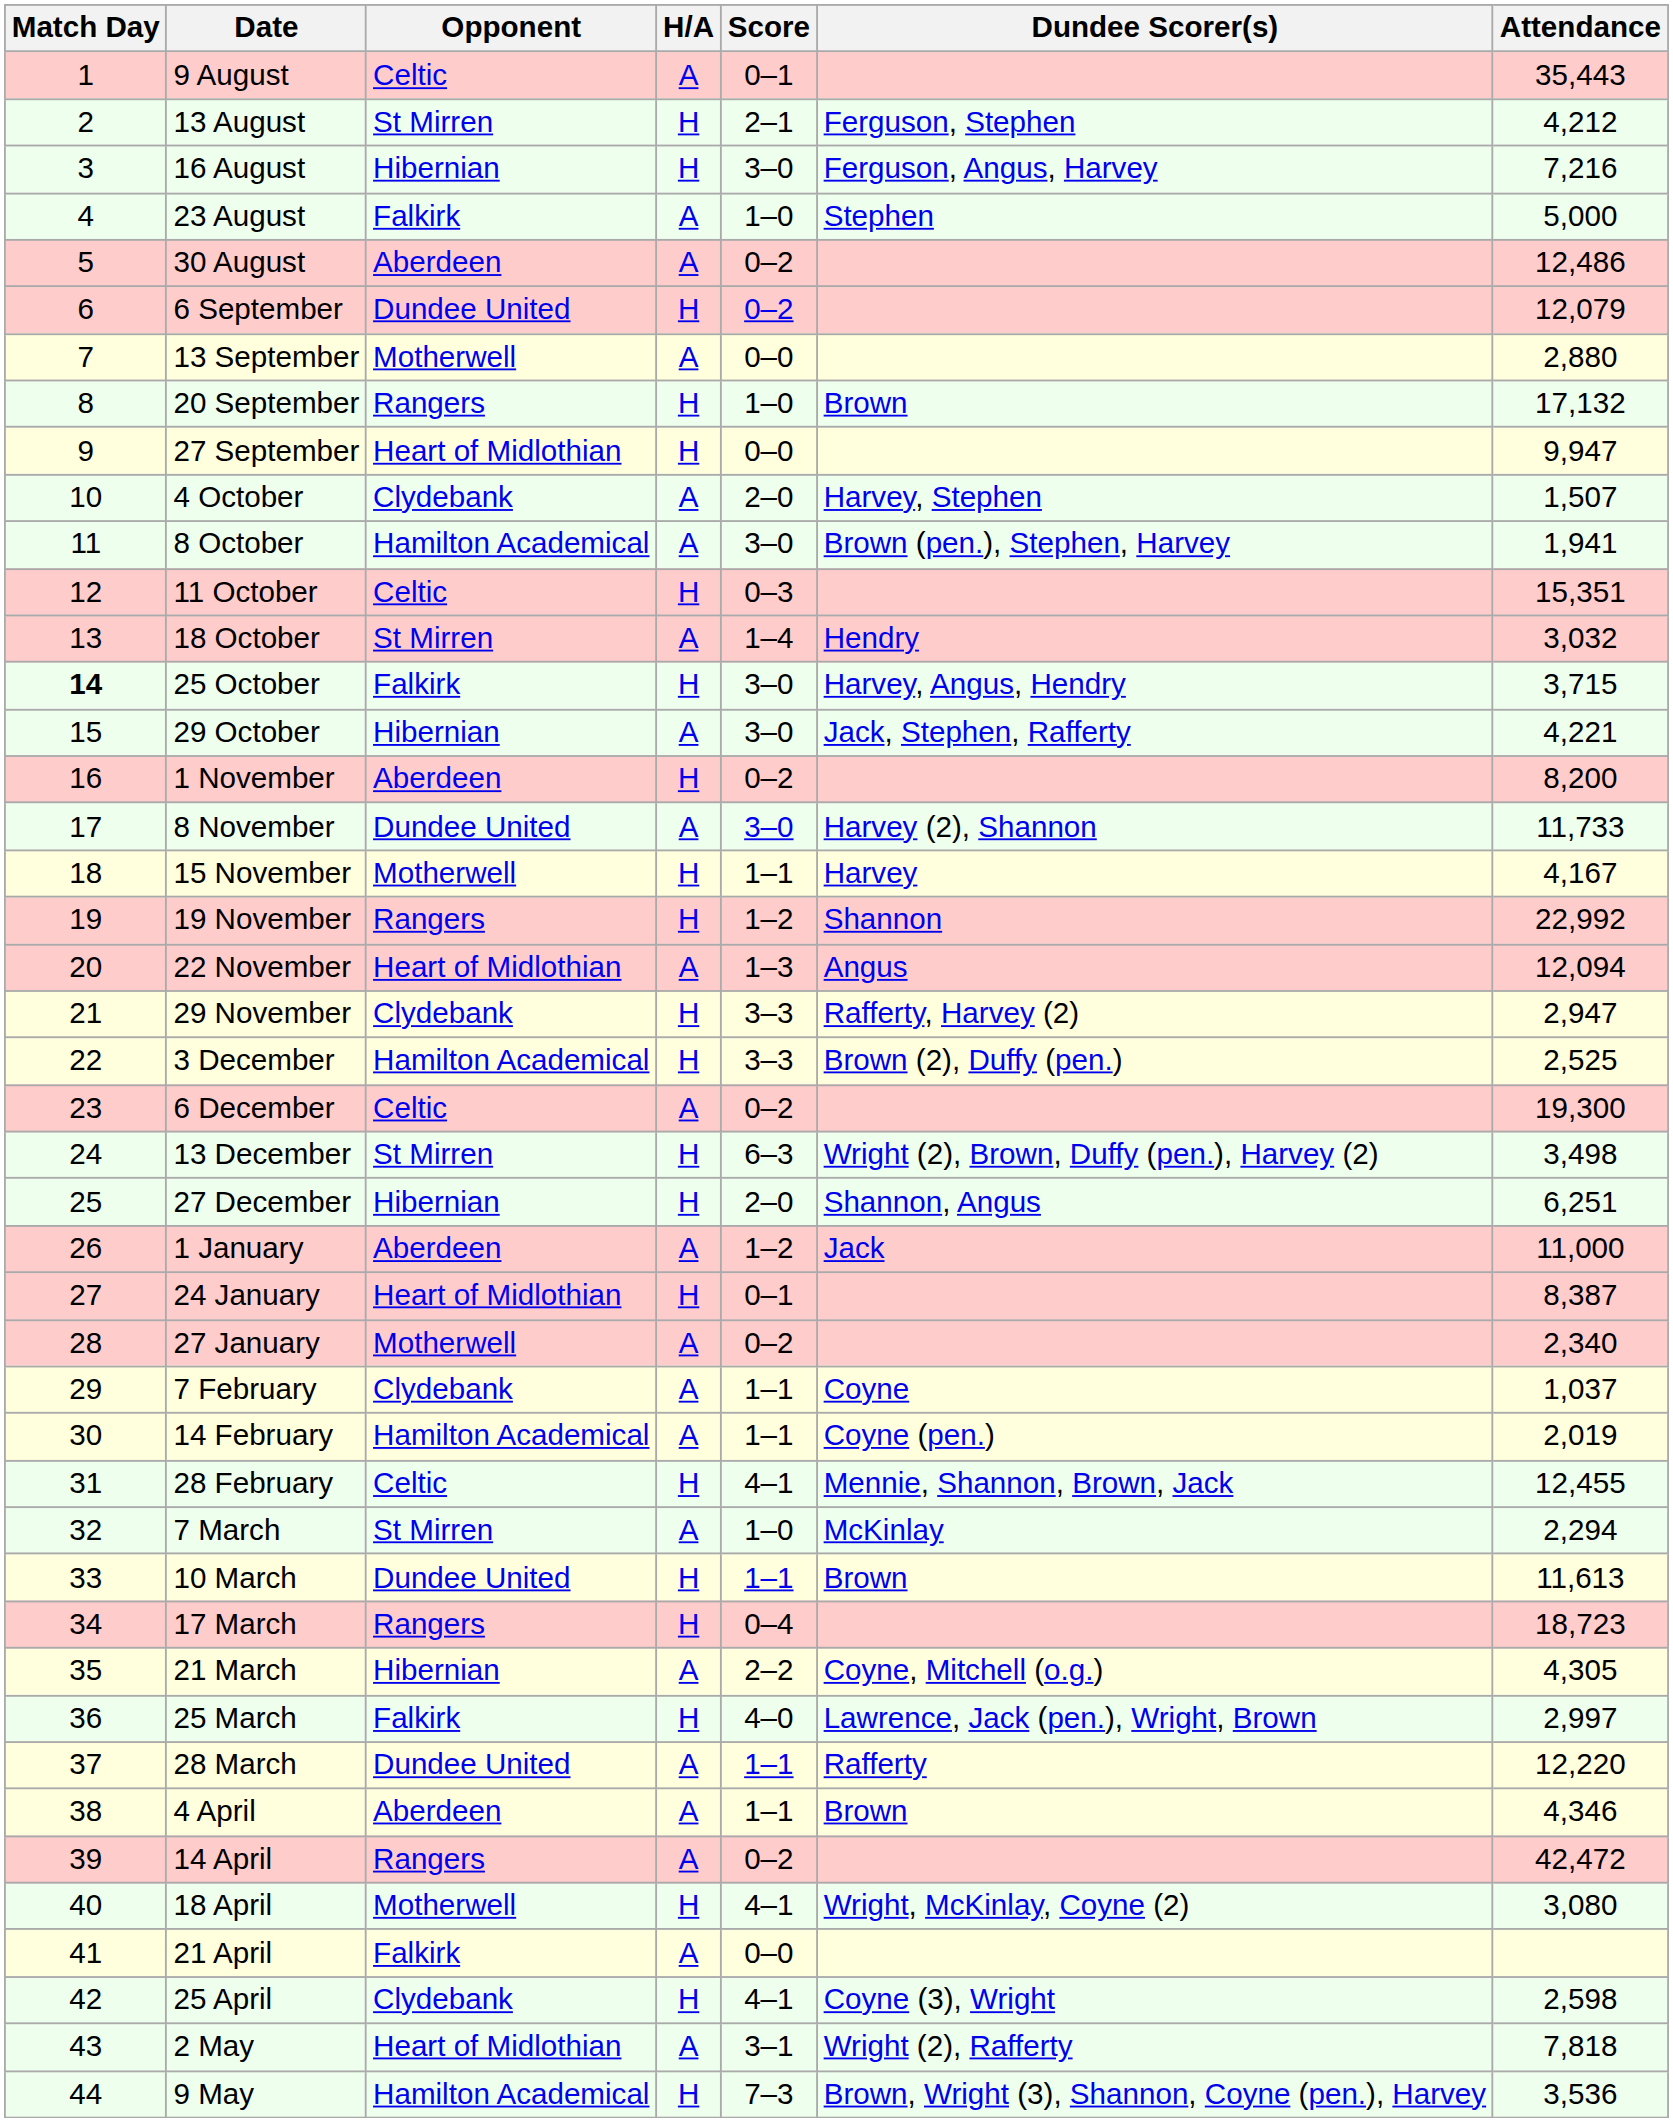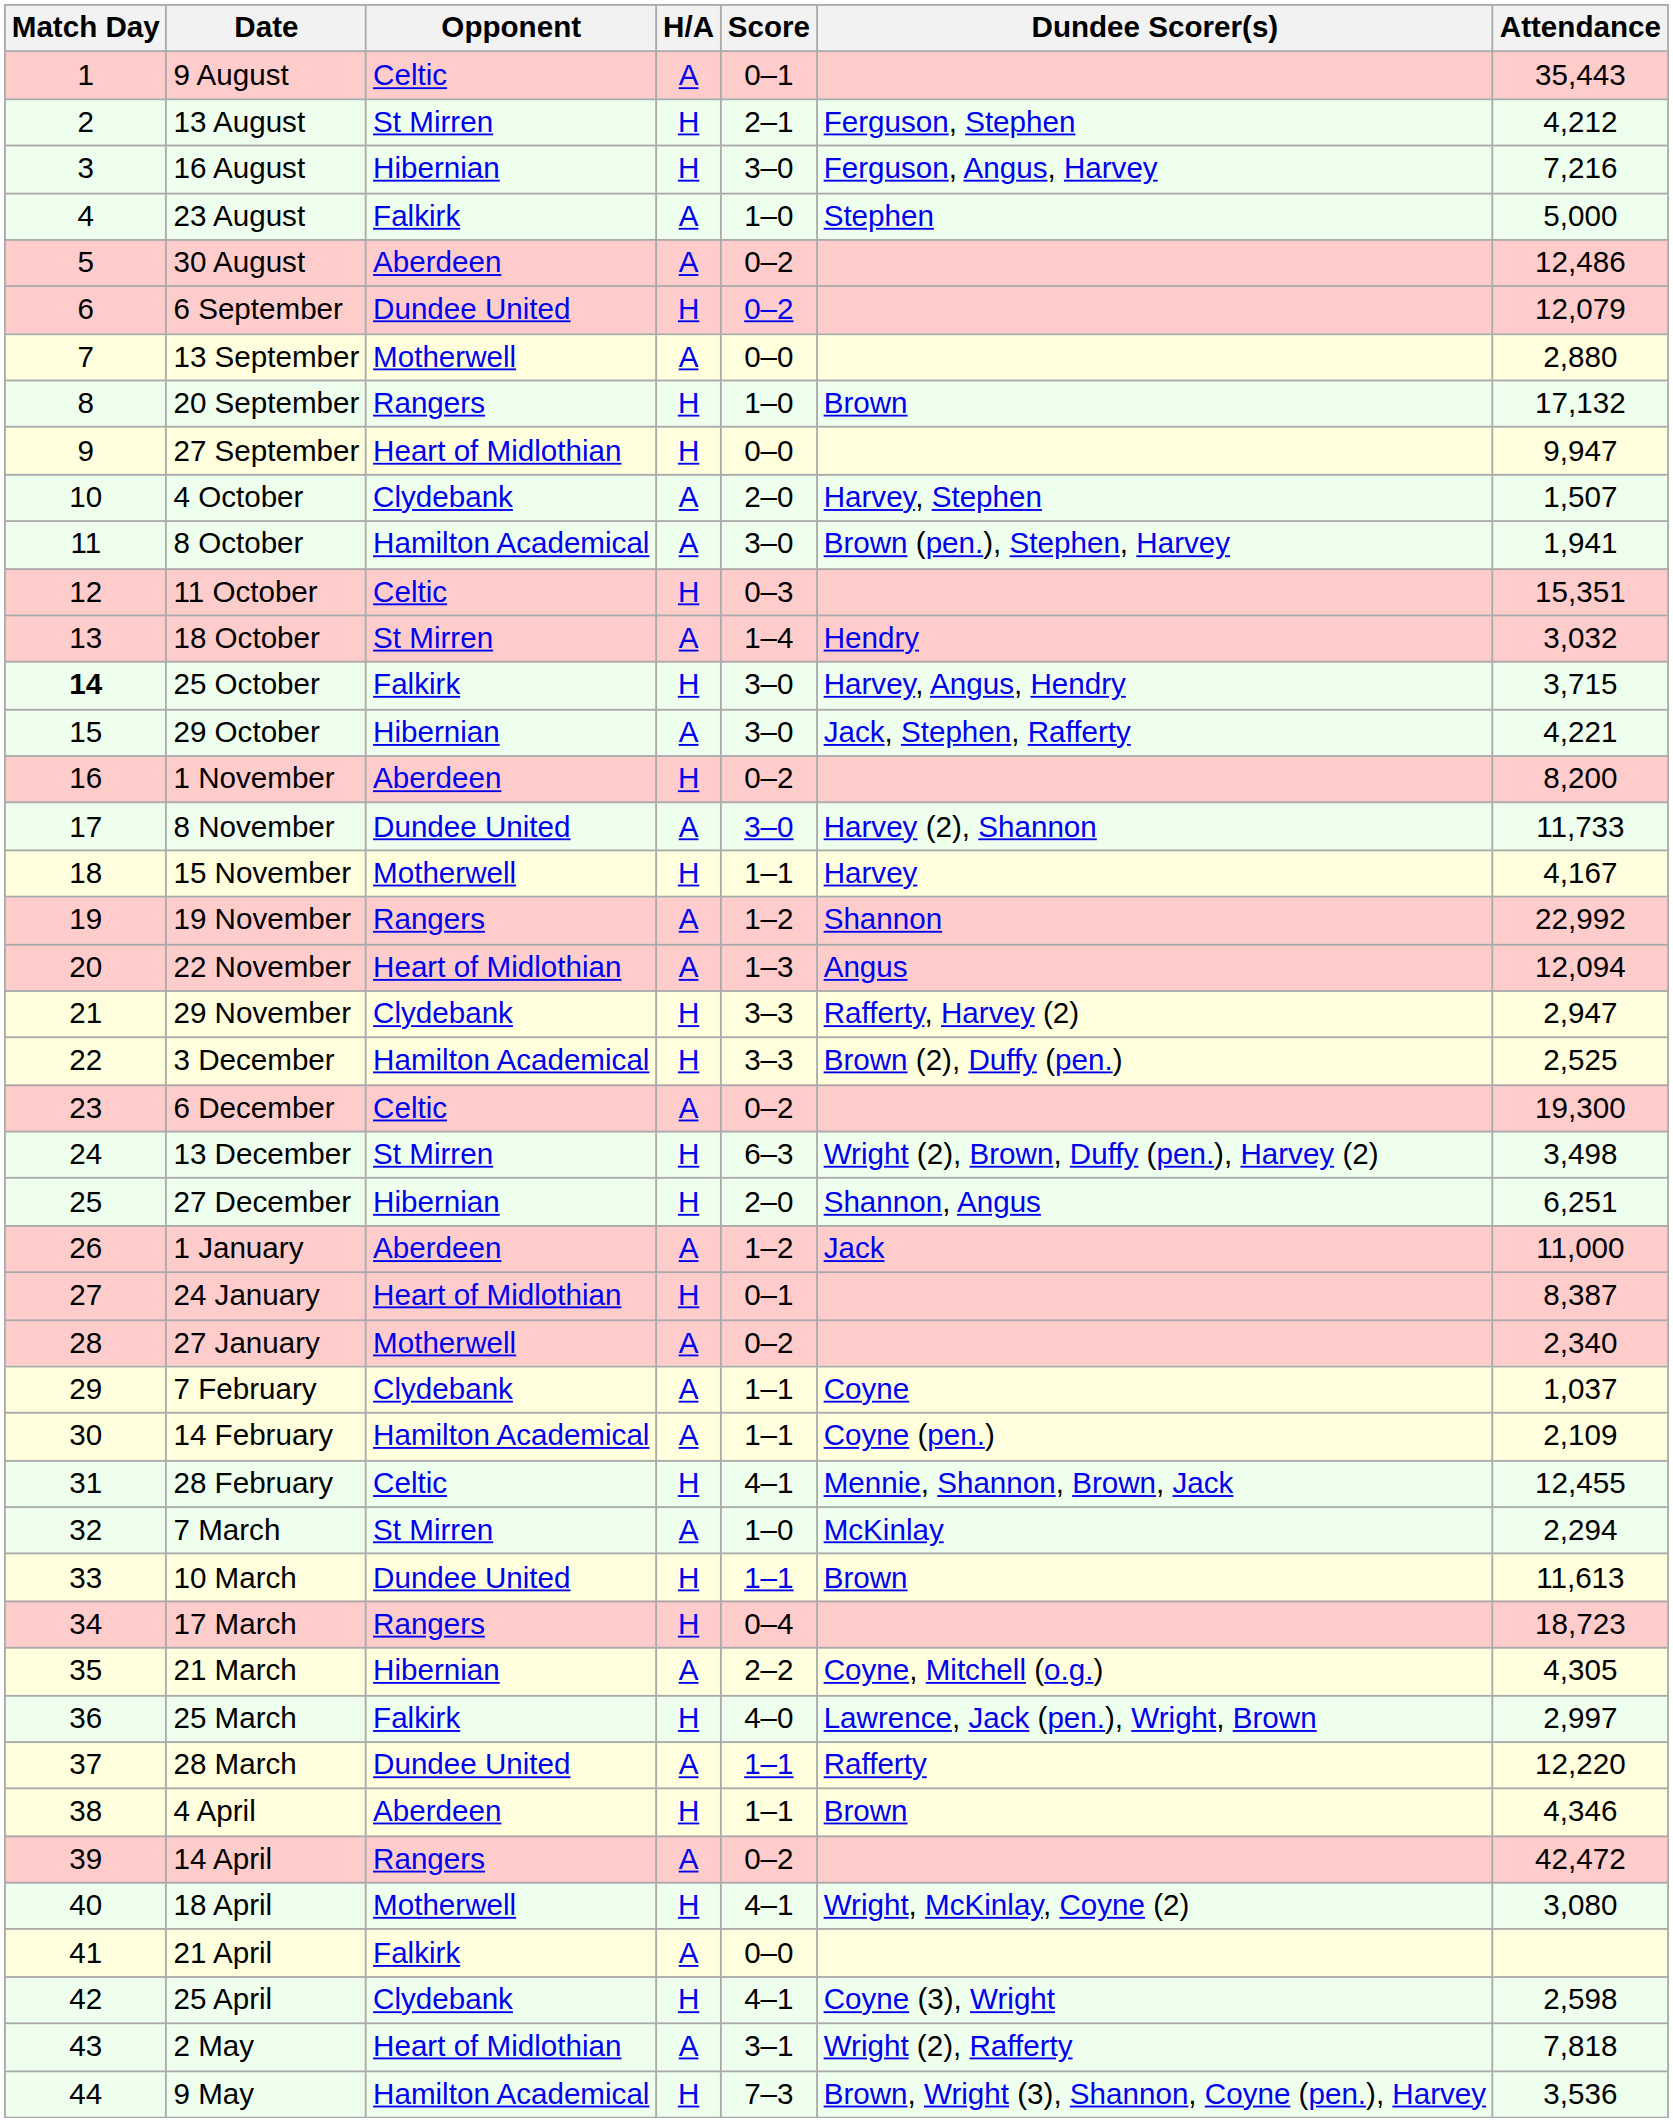(689, 919) H -> (689, 919) A
(1580, 1436) 2,019 -> (1580, 1436) 2,109
(689, 1811) A -> (689, 1811) H
